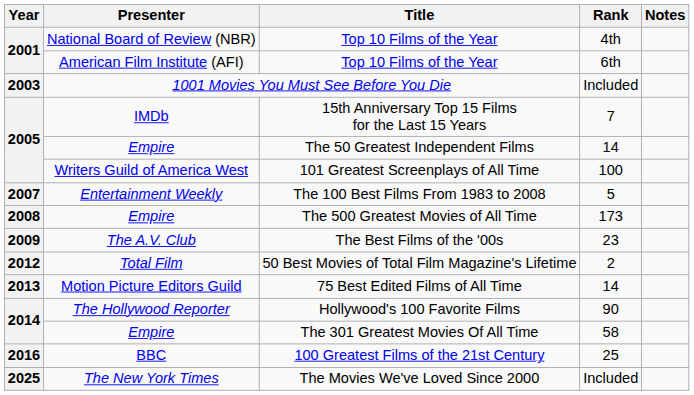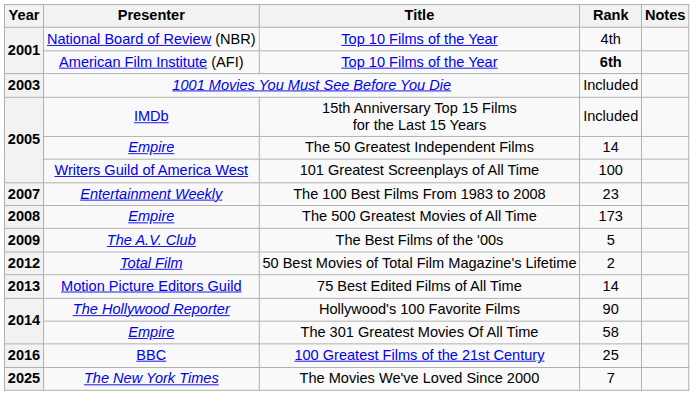(611, 62) normal -> (611, 62) bold
(611, 116) 7 -> (611, 116) Included
(611, 194) 5 -> (611, 194) 23
(611, 240) 23 -> (611, 240) 5
(611, 378) Included -> (611, 378) 7
